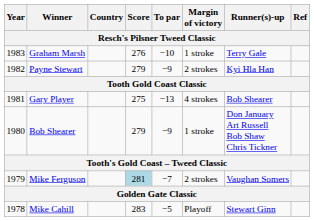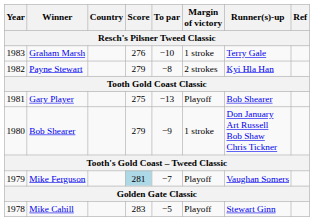(167, 69) −9 -> (167, 69) −8
(201, 99) 4 strokes -> (198, 99) Playoff
(201, 178) 2 strokes -> (198, 178) Playoff
